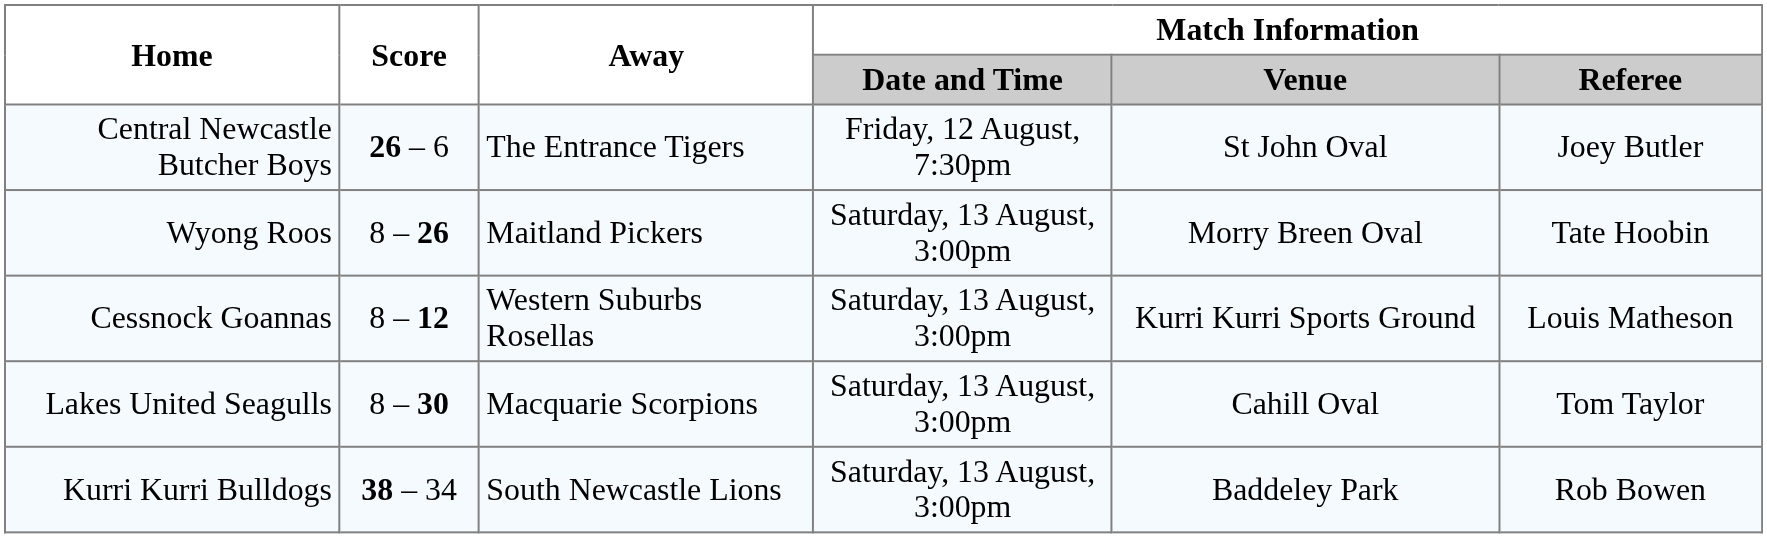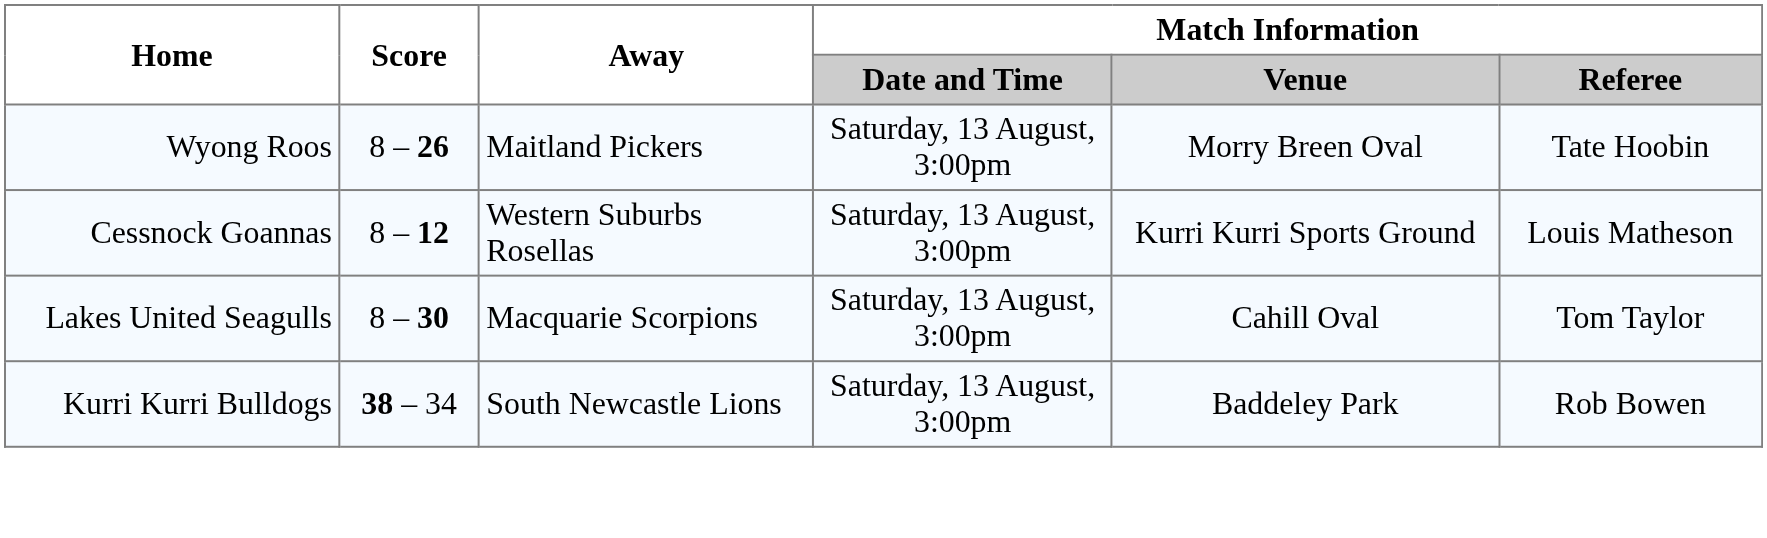- row: (215, 146)
